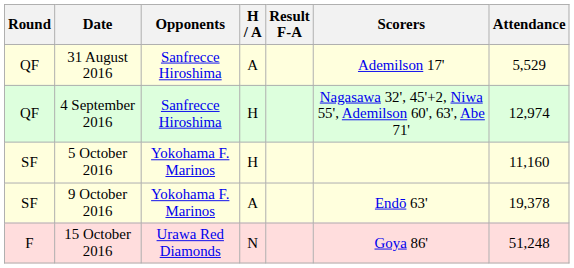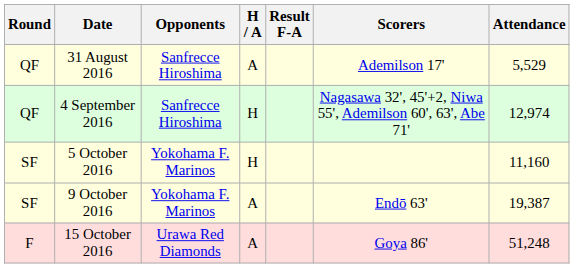(529, 202) 19,378 -> (529, 202) 19,387
(253, 243) N -> (253, 243) A
